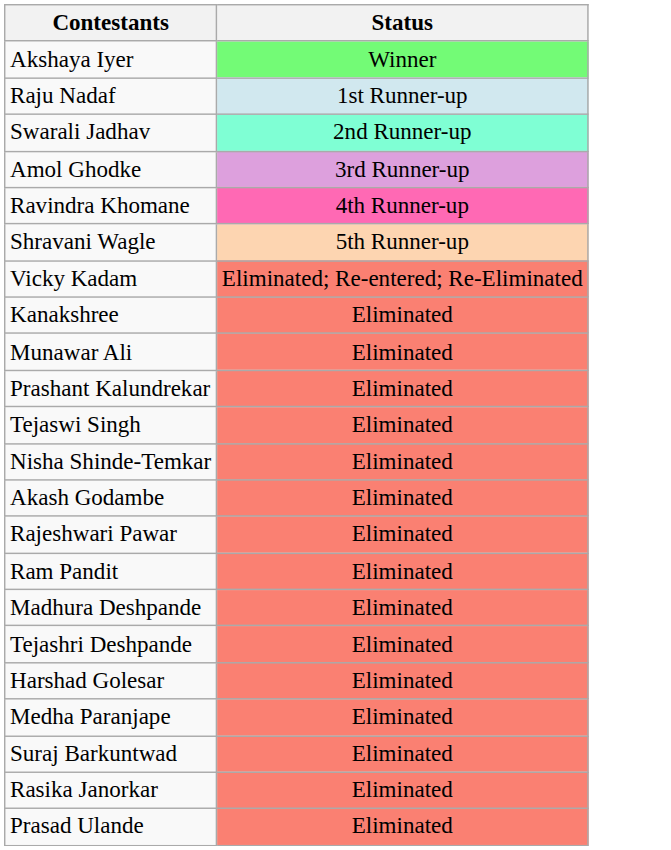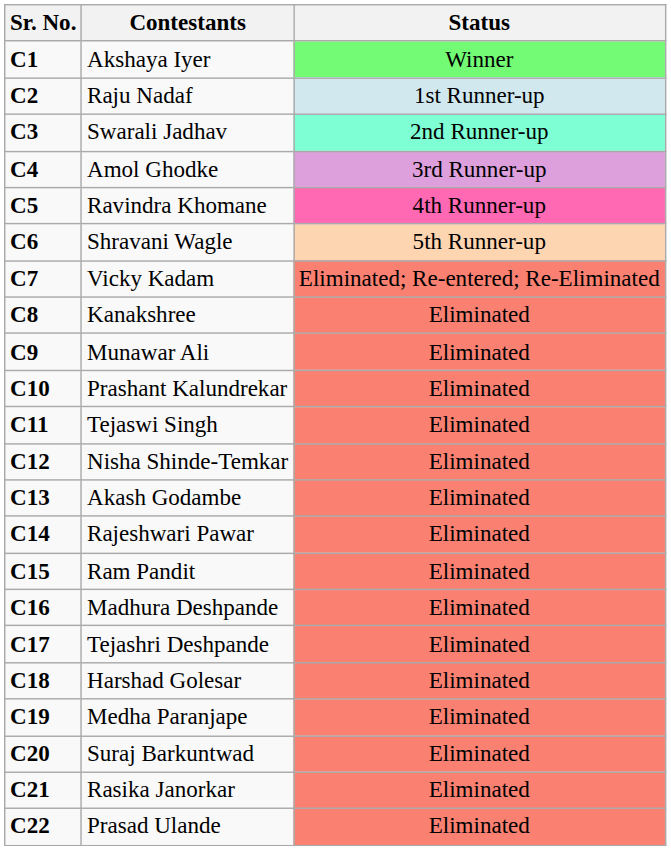+ column: (43, 22)
